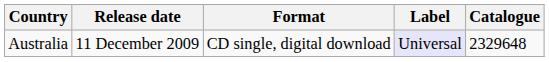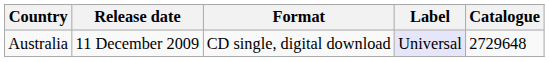(498, 43) 2329648 -> (498, 43) 2729648
